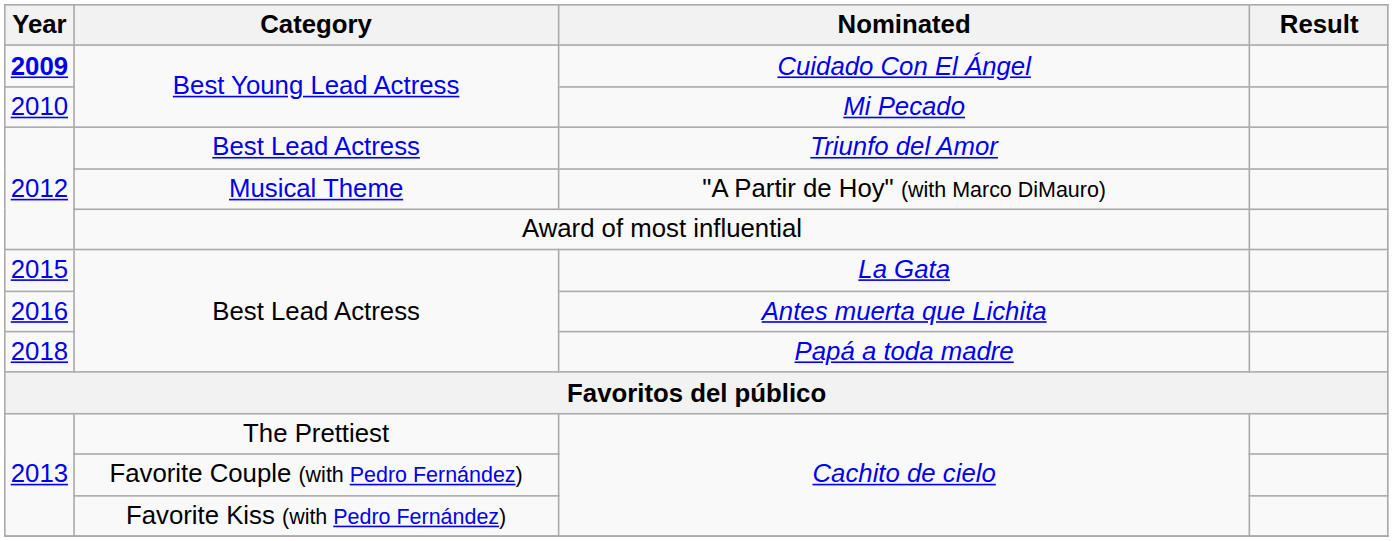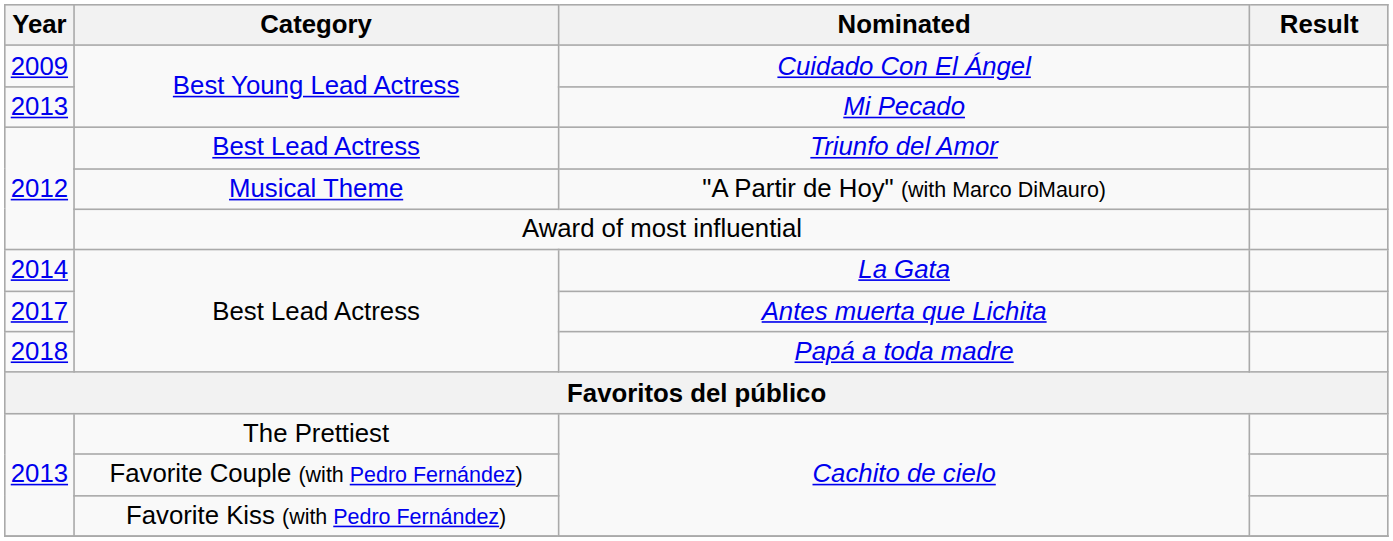(39, 65) bold -> (39, 65) normal
(39, 106) 2010 -> (39, 106) 2013
(39, 270) 2015 -> (39, 270) 2014
(39, 310) 2016 -> (39, 310) 2017
